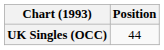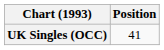(135, 34) 44 -> (135, 34) 41
